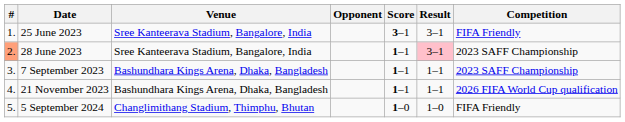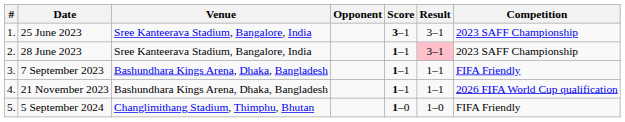(488, 32) FIFA Friendly -> (517, 32) 2023 SAFF Championship
(11, 51) lightsalmon background -> (11, 51) no background
(517, 70) 2023 SAFF Championship -> (488, 70) FIFA Friendly
